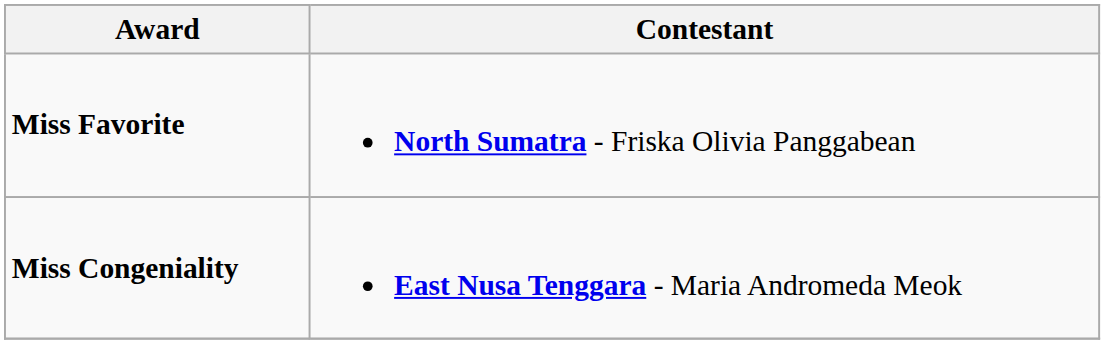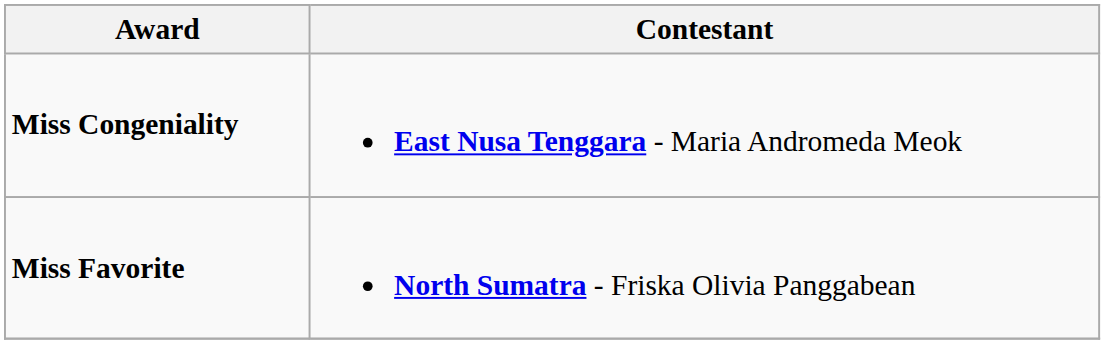rows swapped: (125, 267) <-> (98, 124)
